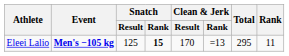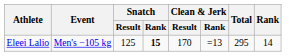(84, 43) bold -> (82, 43) normal
(270, 43) 11 -> (268, 43) 14
